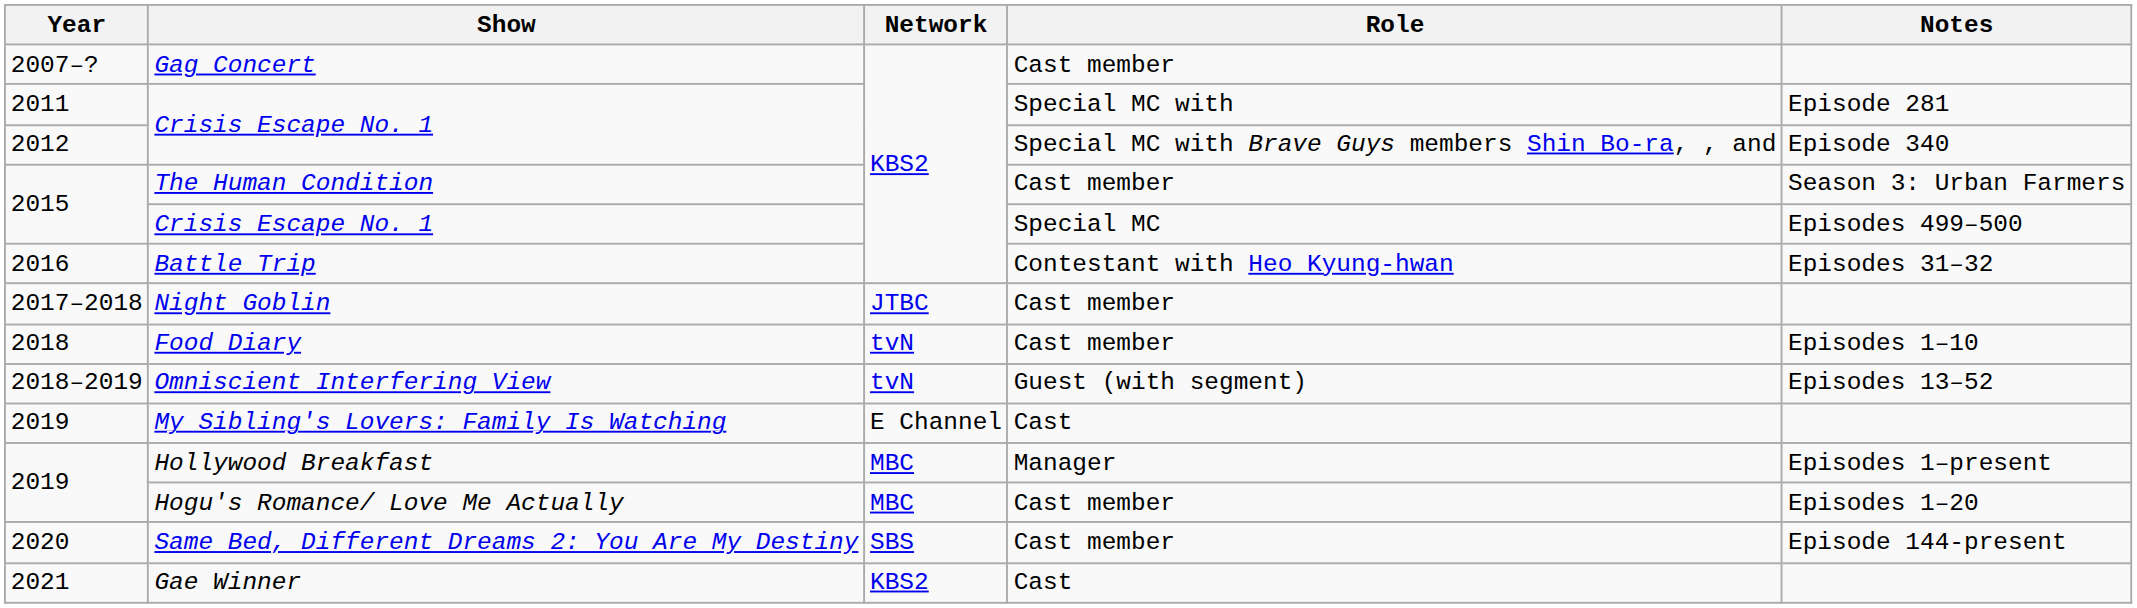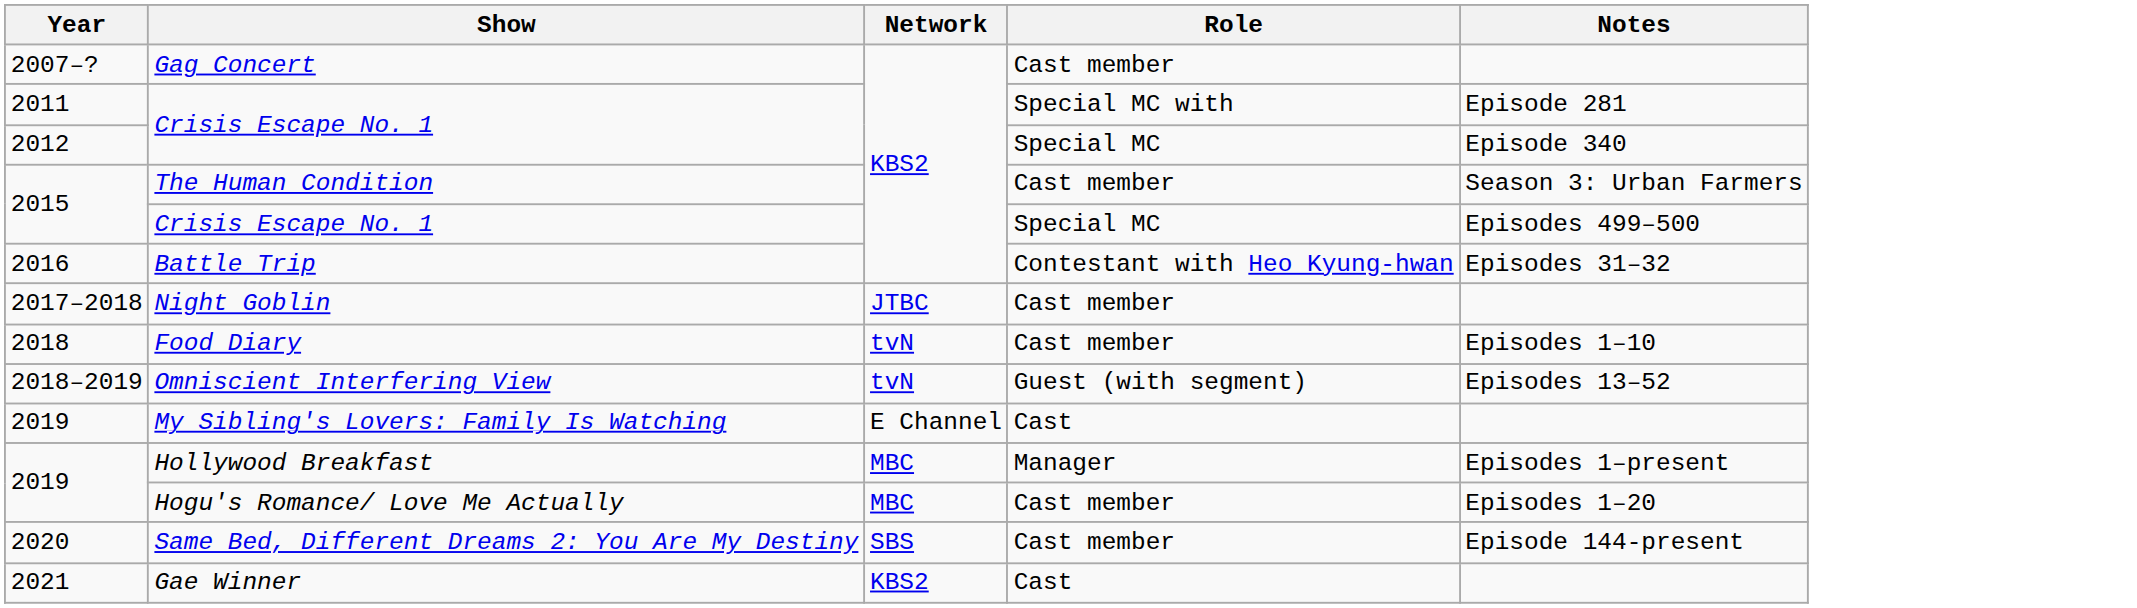(1395, 144) Special MC with Brave Guys members Shin Bo-ra, , and -> (1087, 144) Special MC
